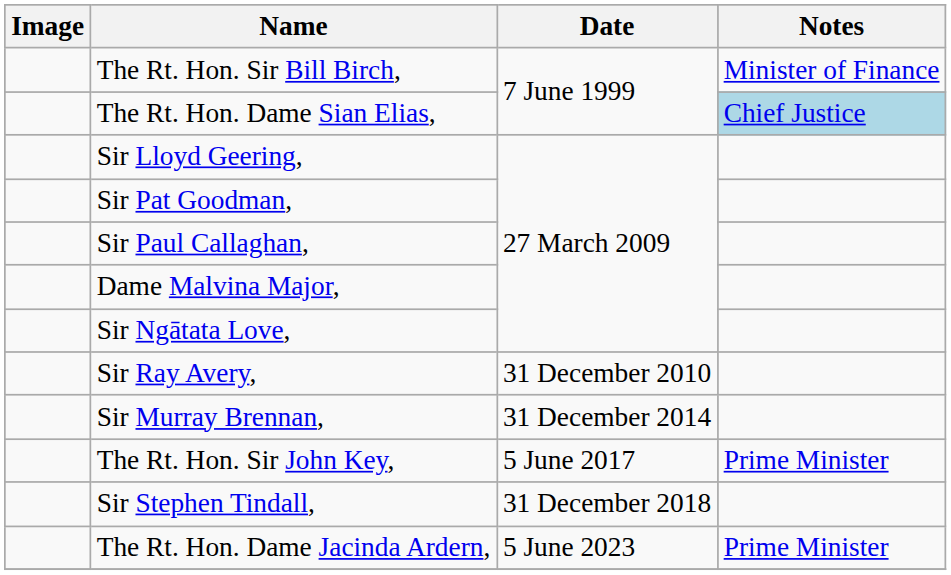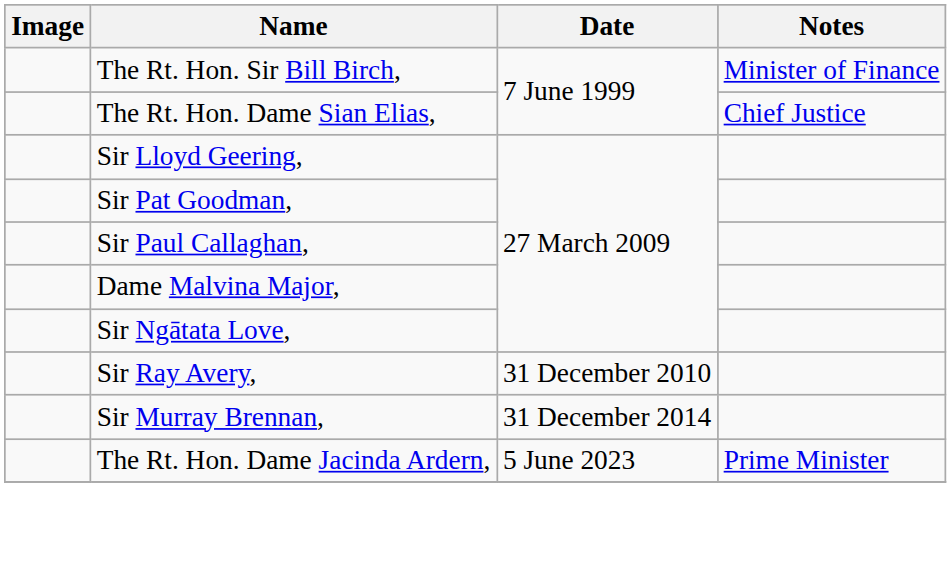(795, 112) lightblue background -> (795, 112) no background
- row: (246, 460)
- row: (206, 503)
